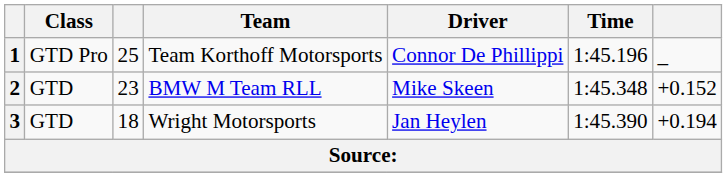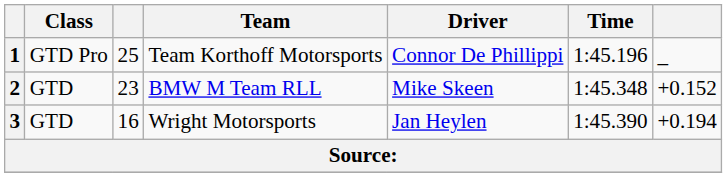(128, 121) 18 -> (128, 121) 16
